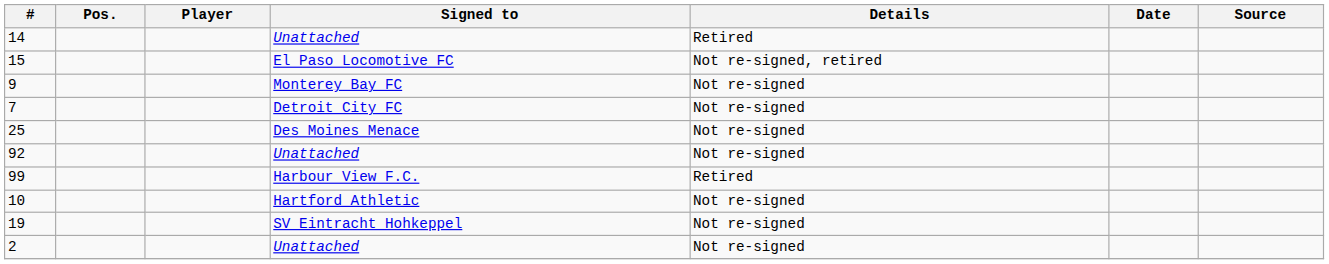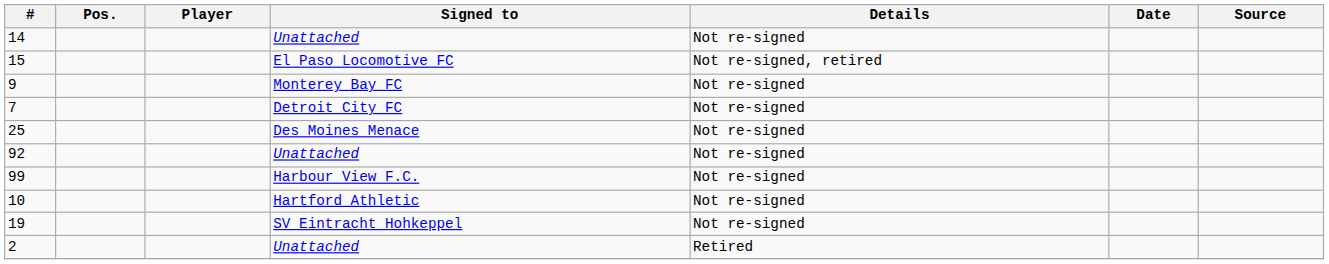(723, 40) Retired -> (749, 40) Not re-signed
(723, 178) Retired -> (749, 178) Not re-signed
(749, 248) Not re-signed -> (723, 248) Retired
